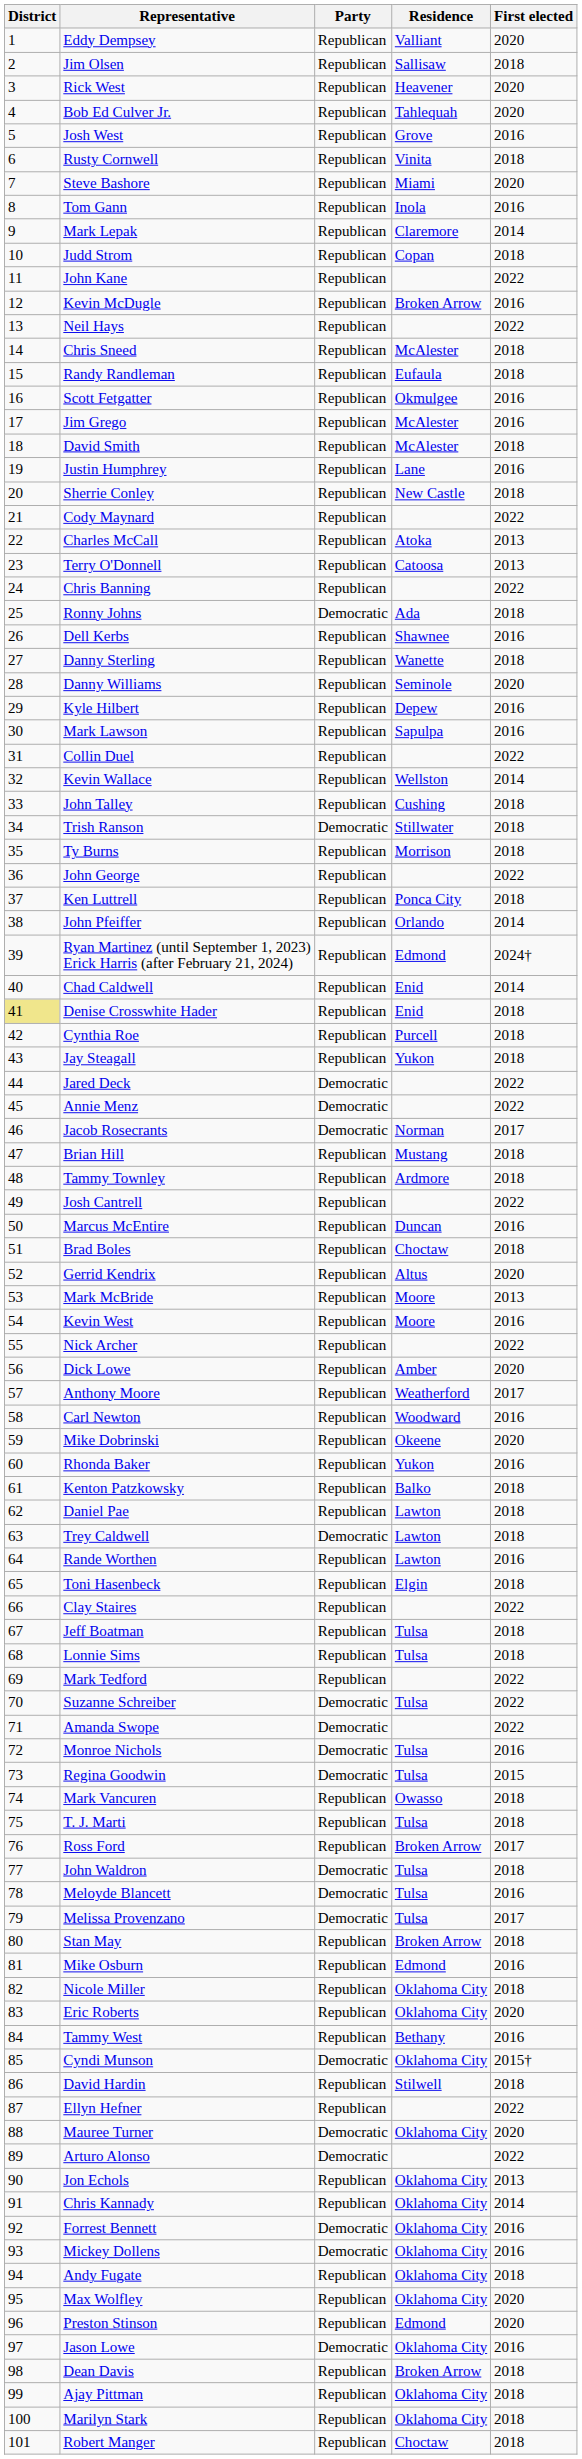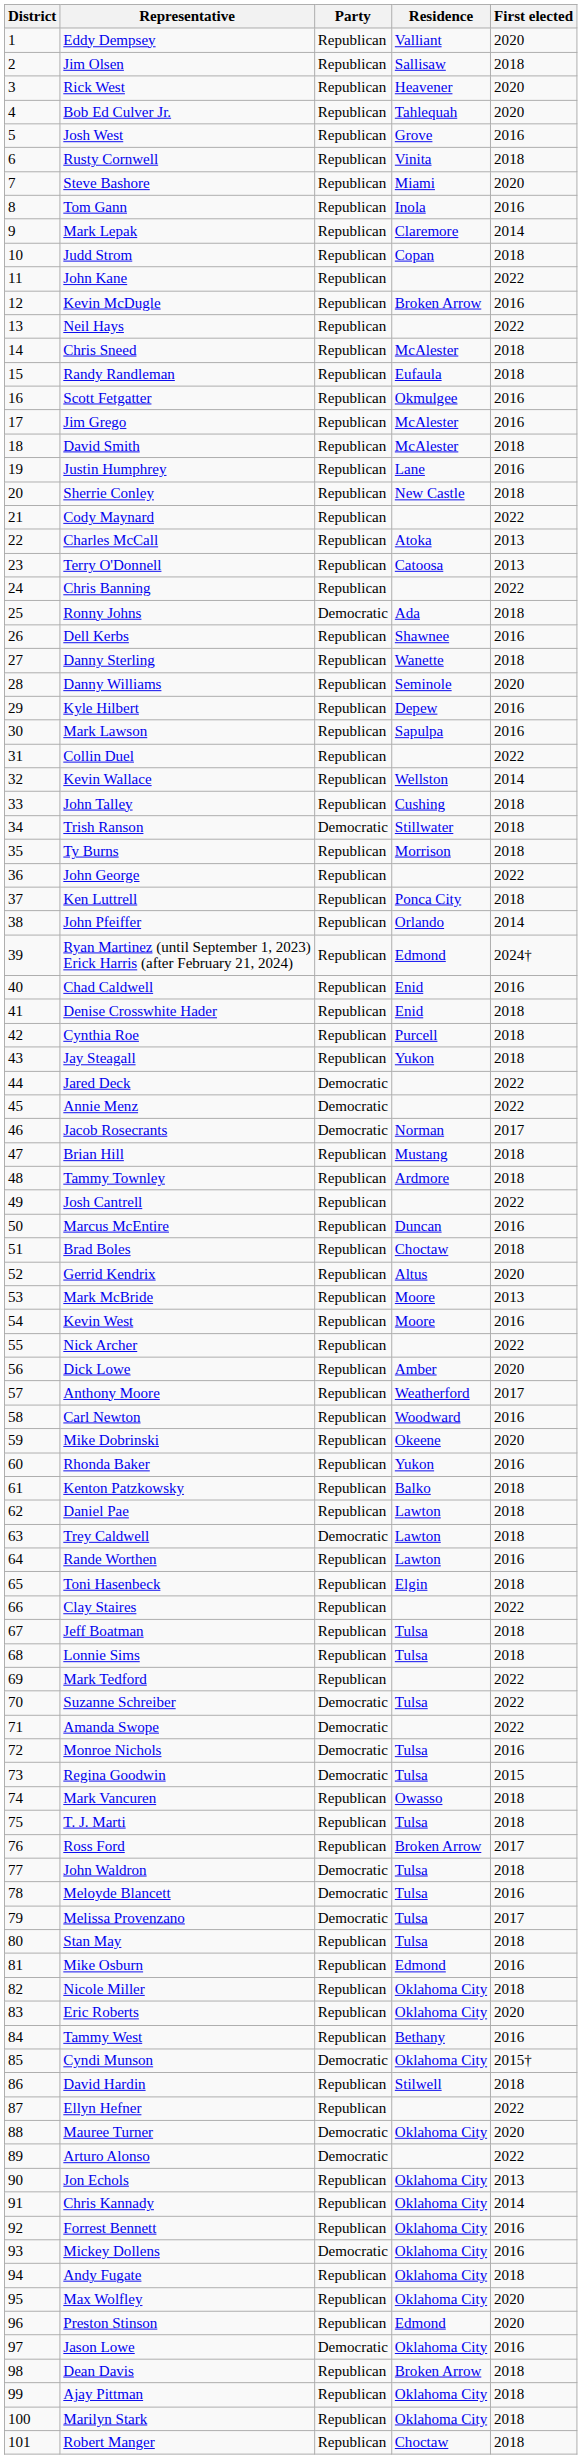(509, 987) 2014 -> (509, 987) 2016
(15, 1011) khaki background -> (15, 1011) no background
(438, 1941) Broken Arrow -> (411, 1941) Tulsa
(353, 2227) Democratic -> (352, 2227) Republican
